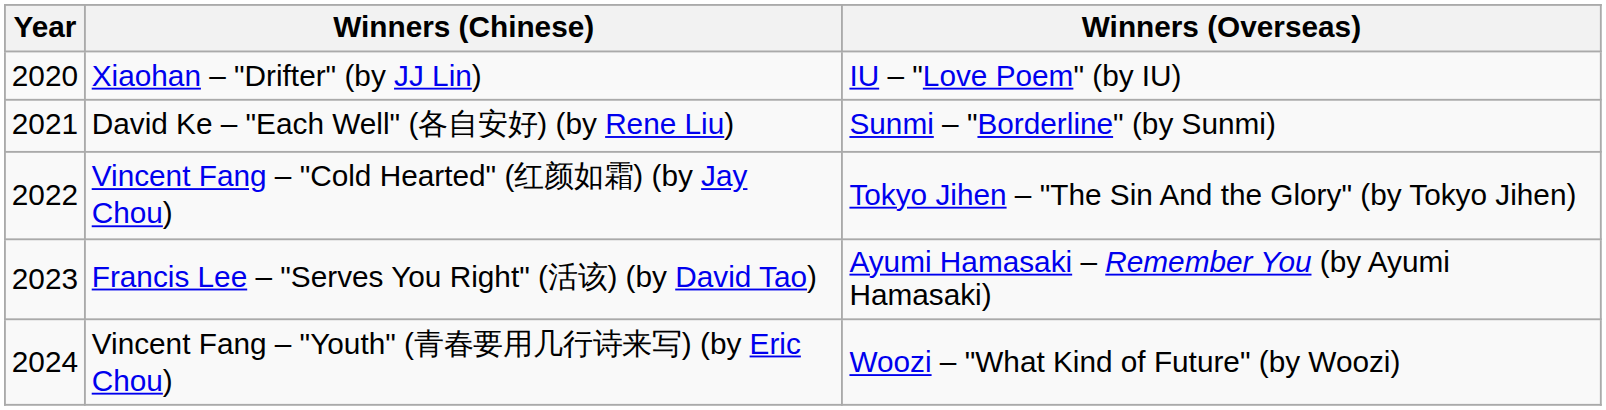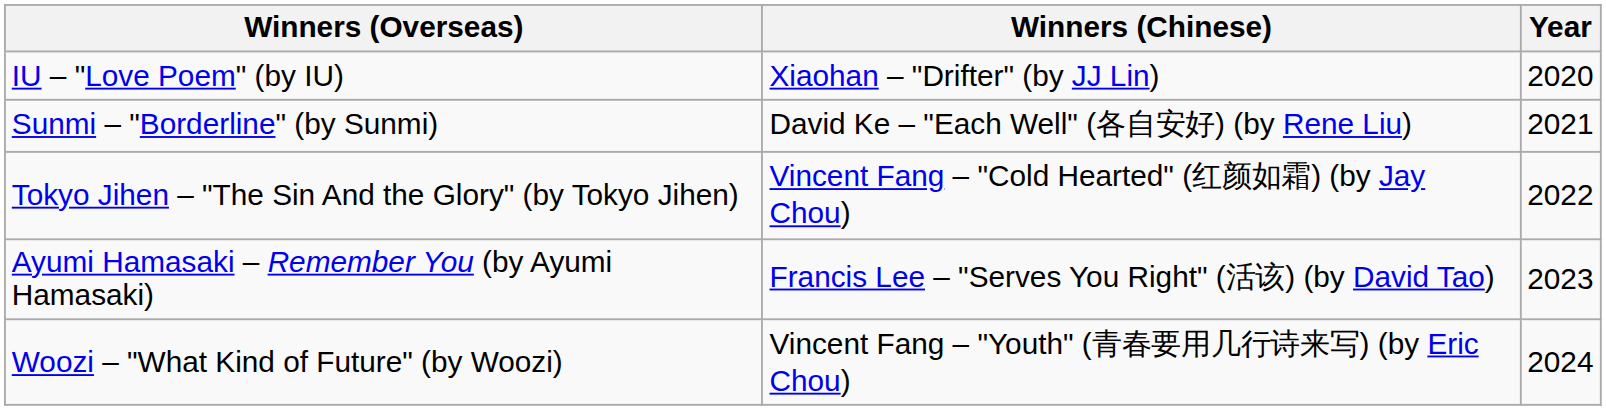columns swapped: (45, 28) <-> (1221, 28)
